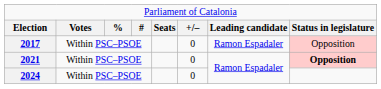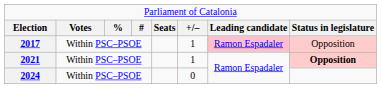(193, 43) 0 -> (193, 43) 1
(249, 43) no background -> (249, 43) pink background
(193, 59) 0 -> (193, 59) 1
